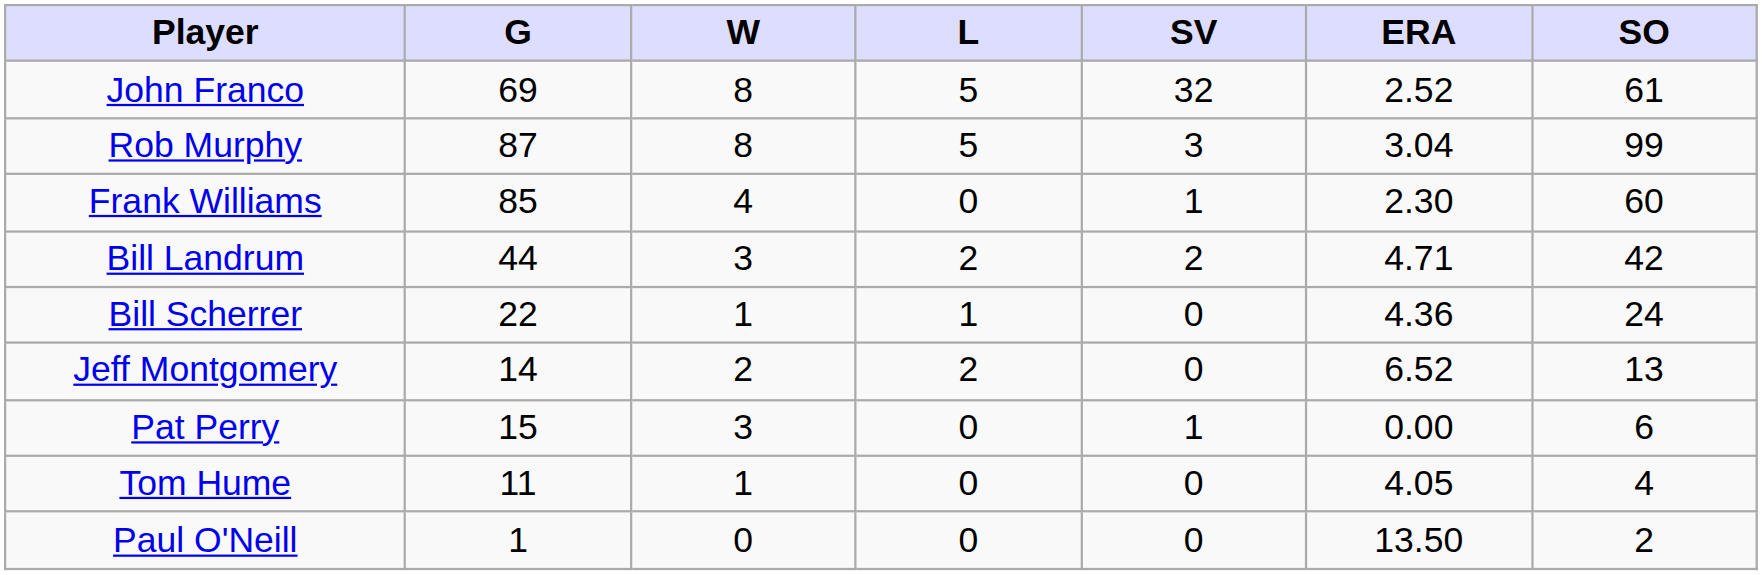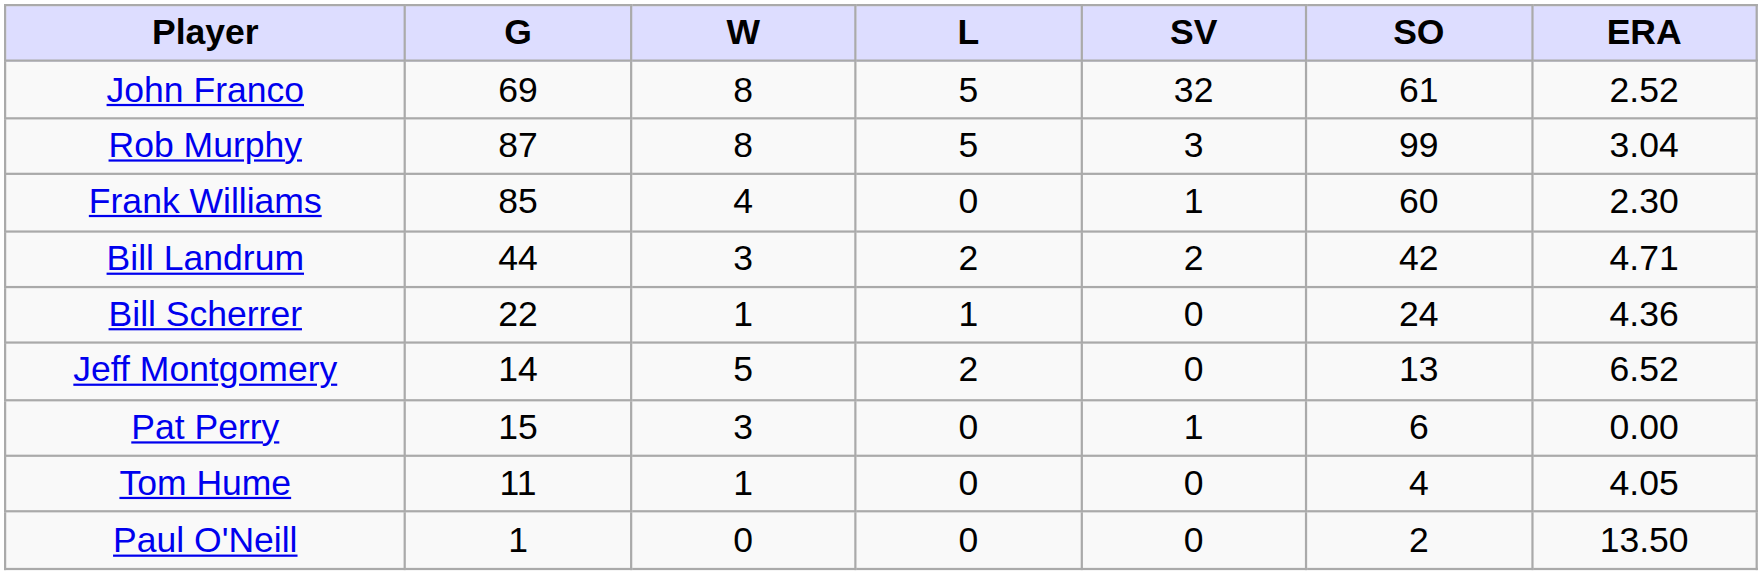columns swapped: (1419, 32) <-> (1644, 32)
(743, 370) 2 -> (743, 370) 5
